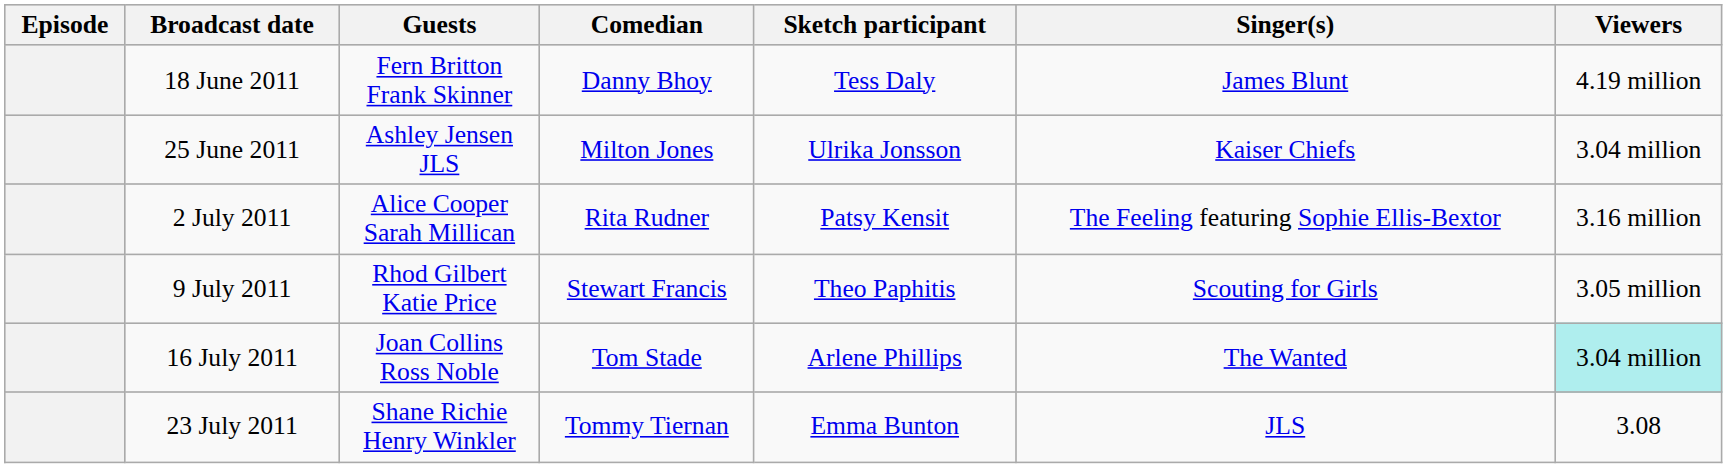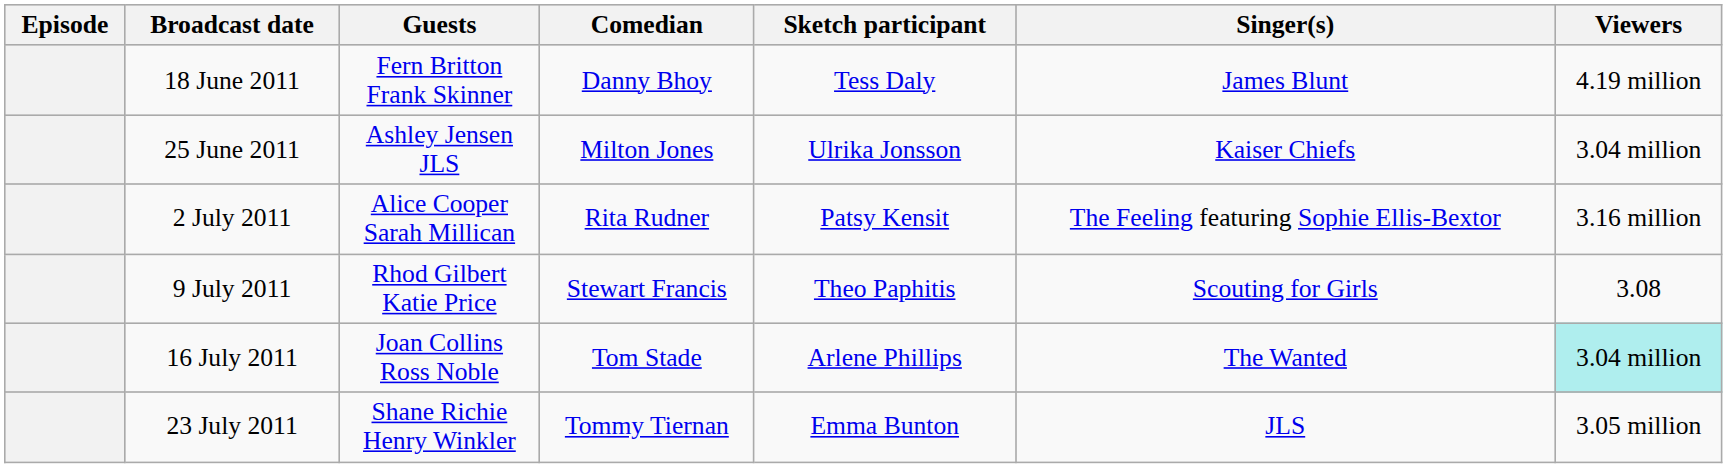(1639, 288) 3.05 million -> (1639, 288) 3.08
(1639, 426) 3.08 -> (1639, 426) 3.05 million
